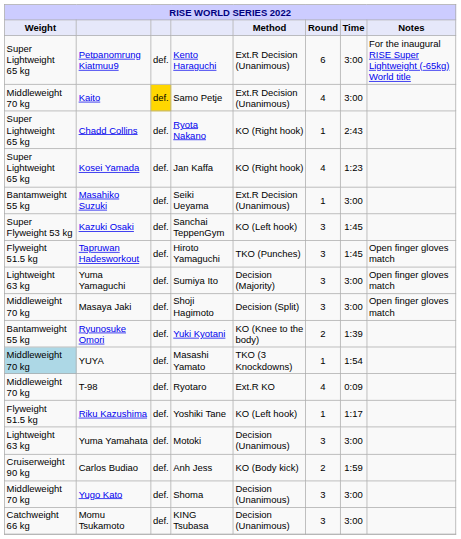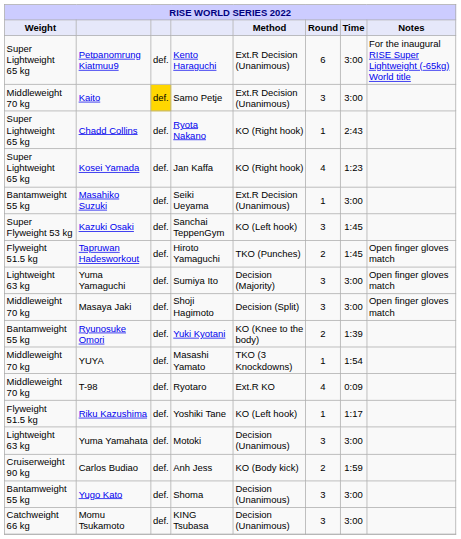(323, 98) 4 -> (323, 98) 3
(323, 253) 3 -> (323, 253) 2
(34, 360) lightblue background -> (34, 360) no background
(34, 494) Middleweight 70 kg -> (37, 494) Bantamweight 55 kg
